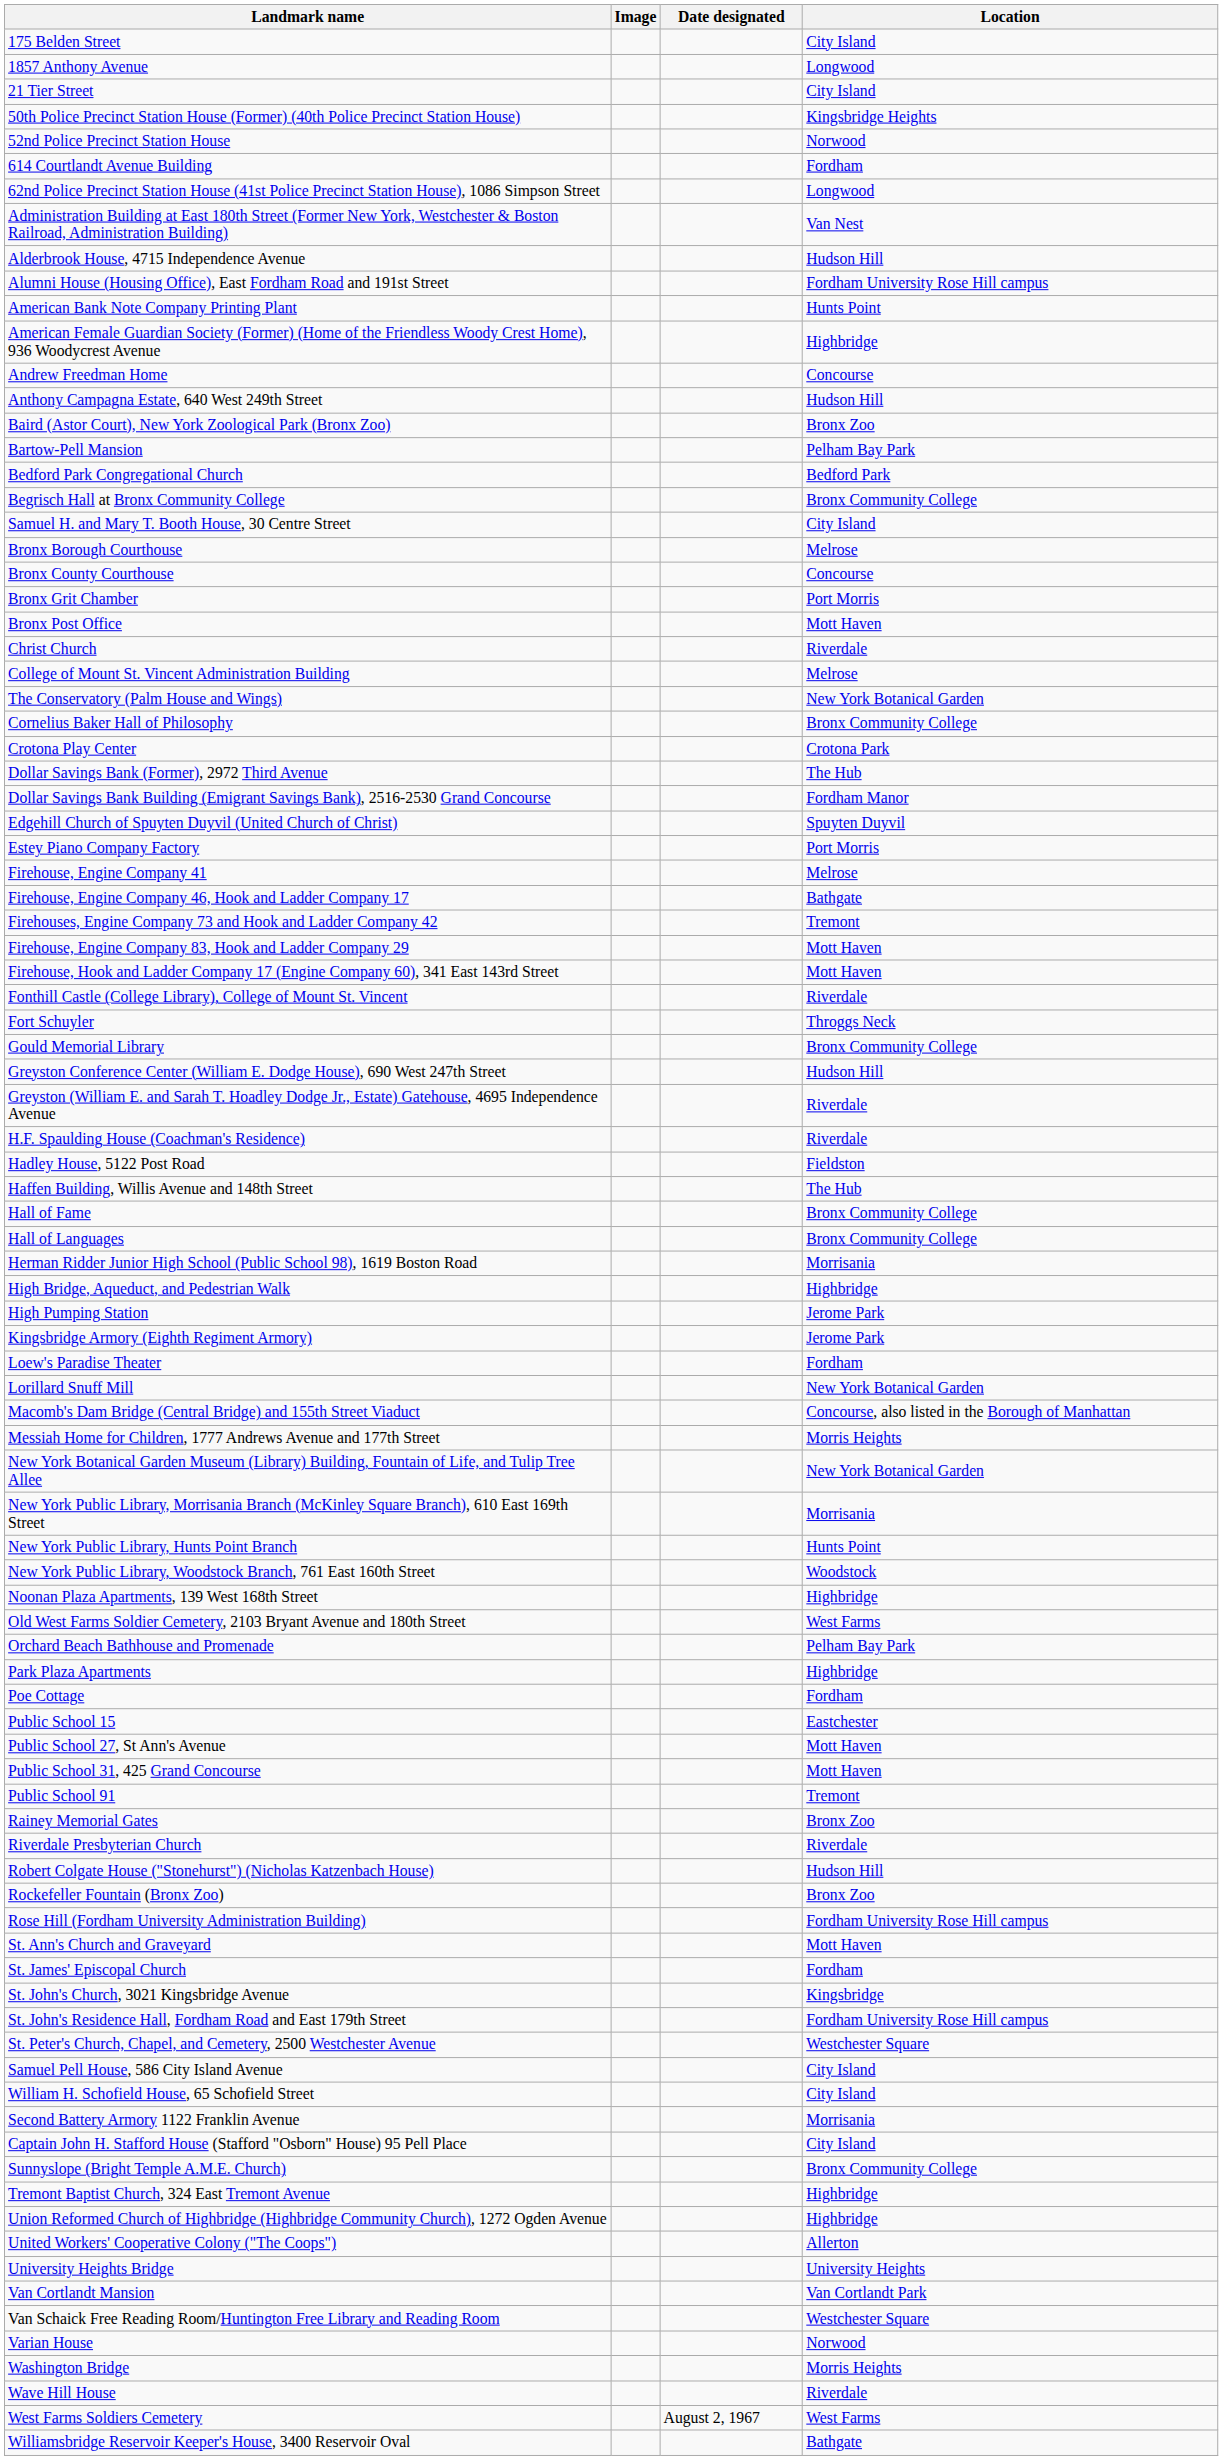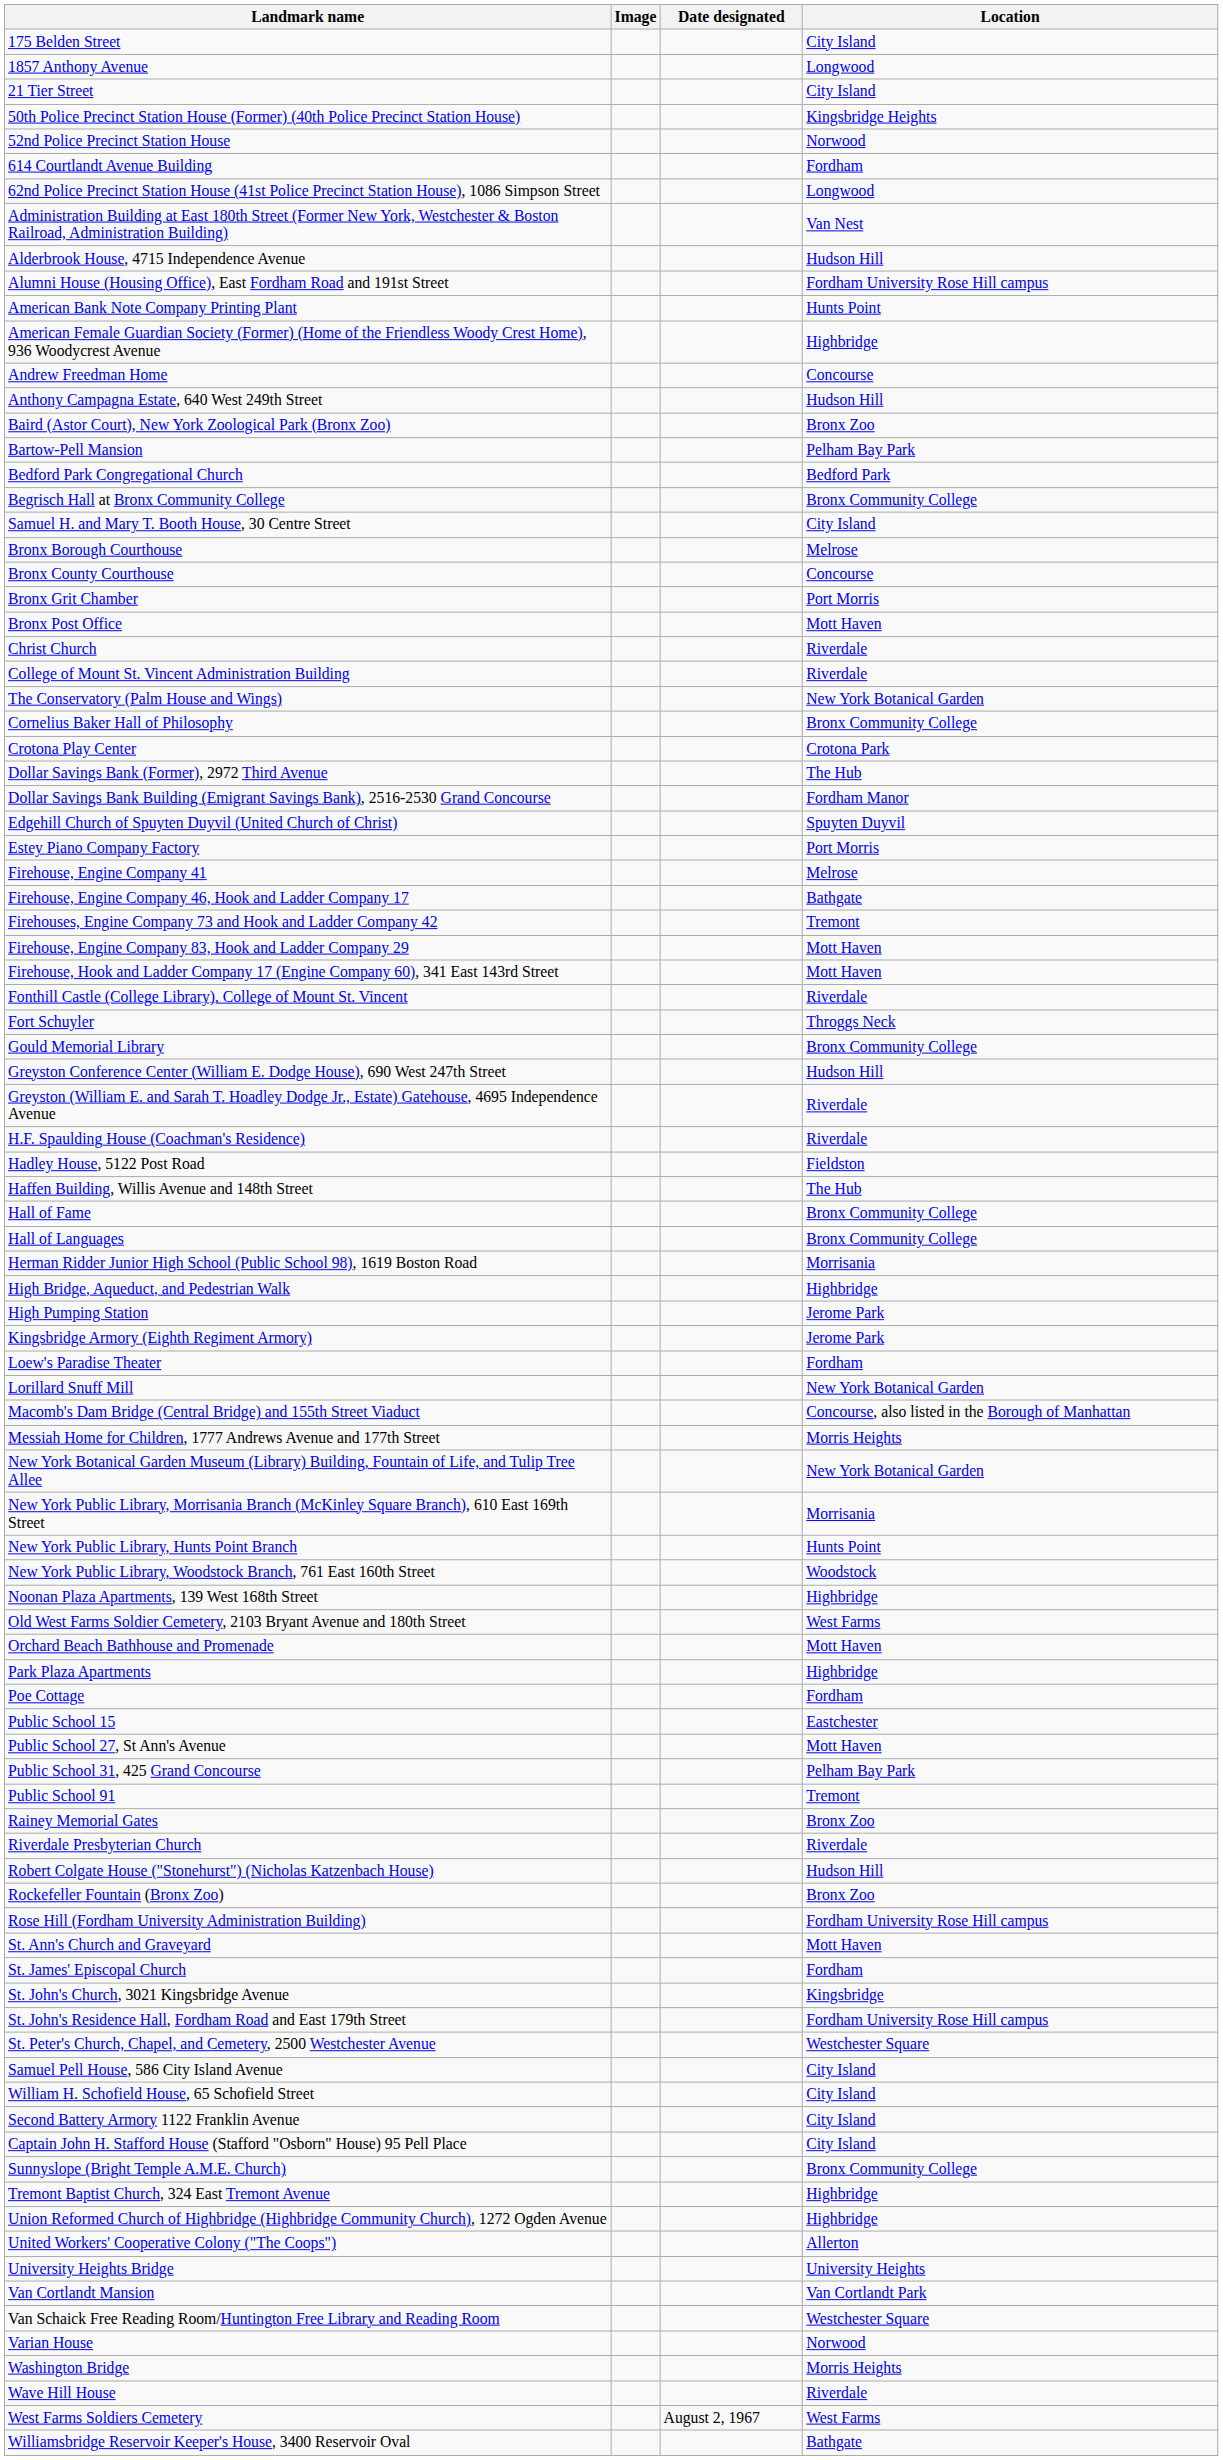(832, 673) Melrose -> (837, 673) Riverdale
(861, 1646) Pelham Bay Park -> (844, 1646) Mott Haven
(844, 1771) Mott Haven -> (861, 1771) Pelham Bay Park
(841, 2119) Morrisania -> (841, 2119) City Island
